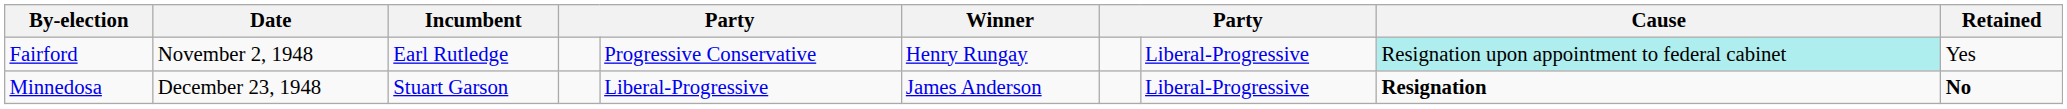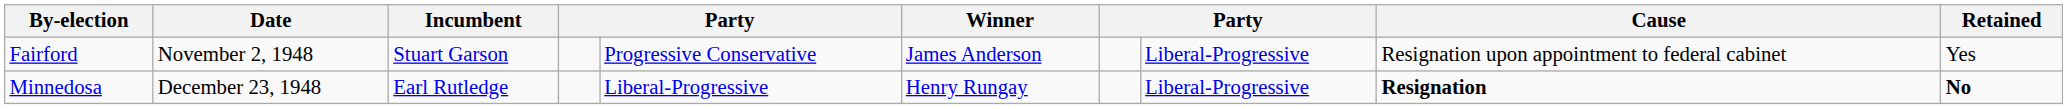(451, 53) Earl Rutledge -> (451, 53) Stuart Garson
(967, 53) Henry Rungay -> (974, 53) James Anderson
(1584, 53) paleturquoise background -> (1584, 53) no background
(451, 86) Stuart Garson -> (451, 86) Earl Rutledge
(974, 86) James Anderson -> (967, 86) Henry Rungay
